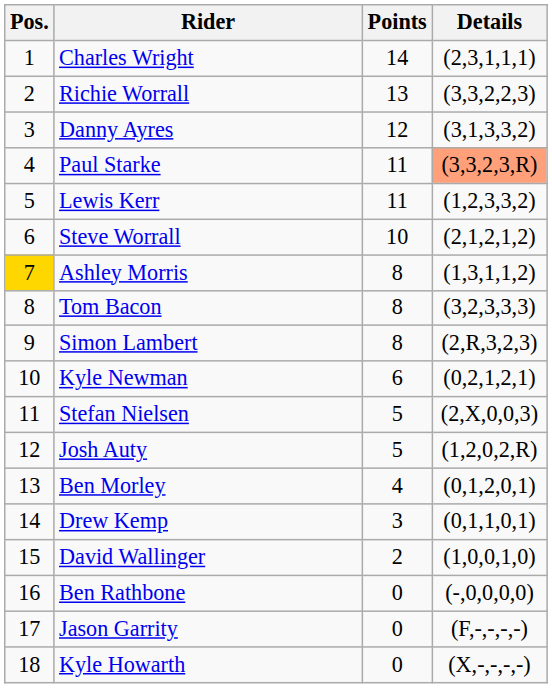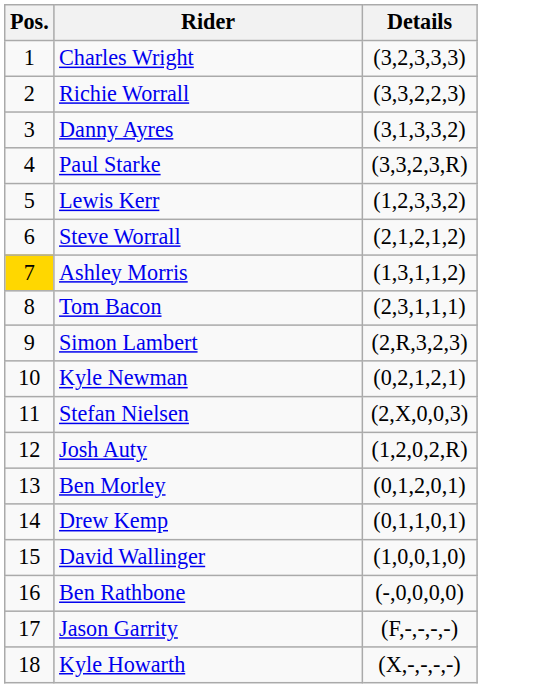- column: (397, 22)
(489, 57) (2,3,1,1,1) -> (420, 57) (3,2,3,3,3)
(489, 164) lightsalmon background -> (420, 164) no background
(489, 307) (3,2,3,3,3) -> (420, 307) (2,3,1,1,1)
